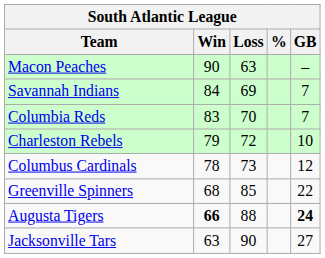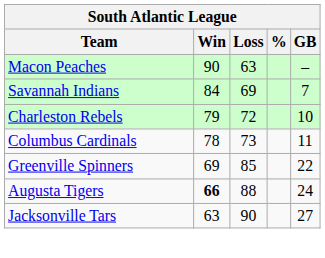- row: (57, 116)
(305, 166) 12 -> (305, 141) 11
(212, 191) 68 -> (212, 166) 69
(305, 215) bold -> (305, 191) normal
